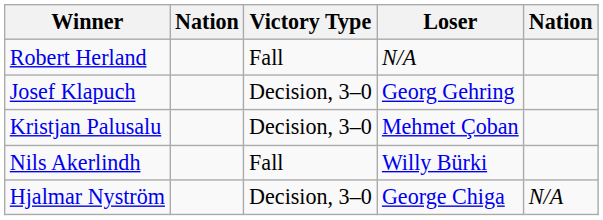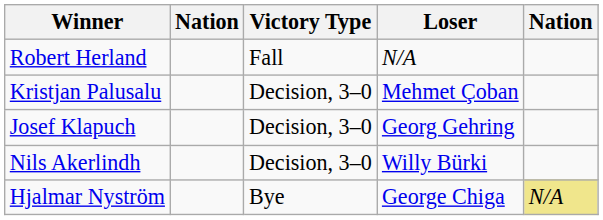rows swapped: (86, 127) <-> (73, 92)
(266, 162) Fall -> (310, 162) Decision, 3–0
(310, 197) Decision, 3–0 -> (267, 197) Bye
(546, 197) no background -> (546, 197) khaki background
